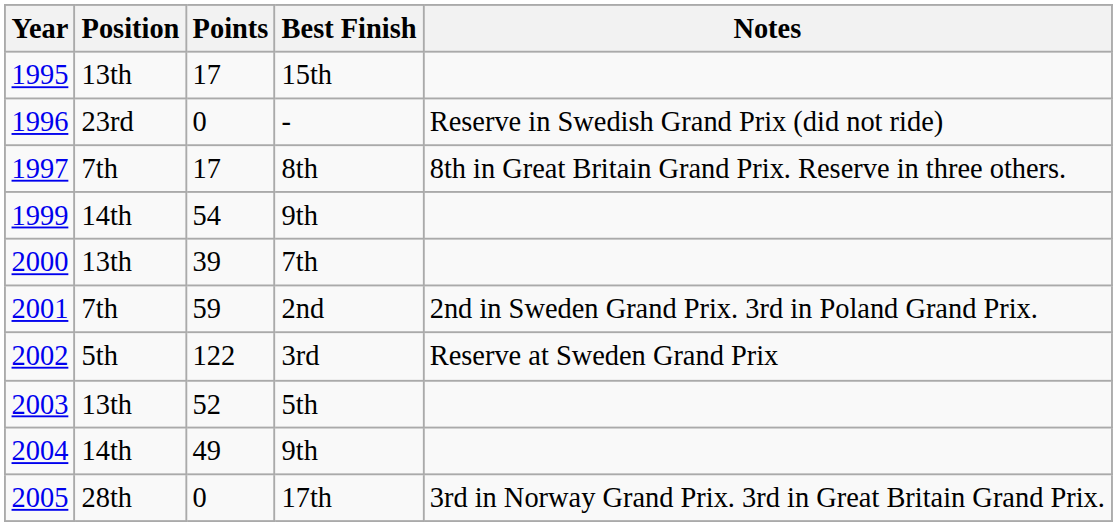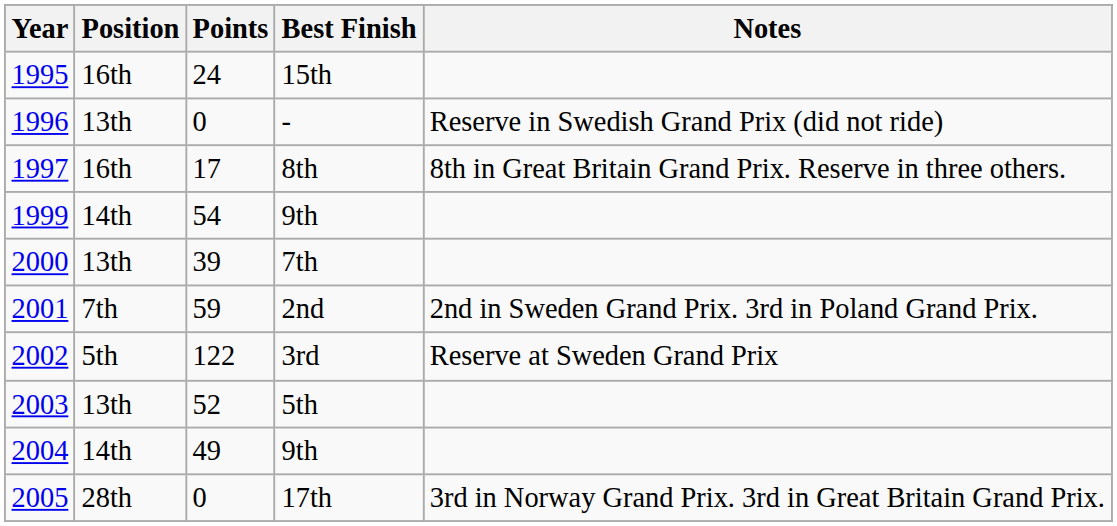(107, 74) 13th -> (107, 74) 16th
(207, 74) 17 -> (207, 74) 24
(108, 121) 23rd -> (107, 121) 13th
(100, 168) 7th -> (107, 168) 16th
